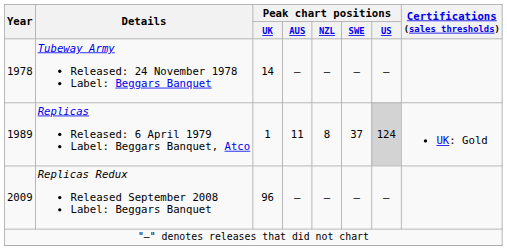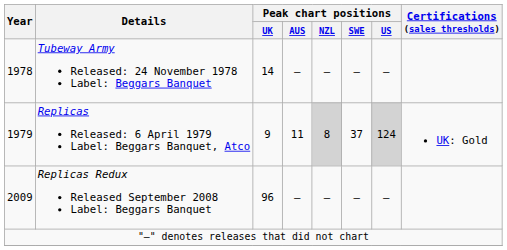(20, 134) 1989 -> (20, 134) 1979
(268, 134) 1 -> (268, 134) 9
(327, 134) no background -> (327, 134) lightgrey background
